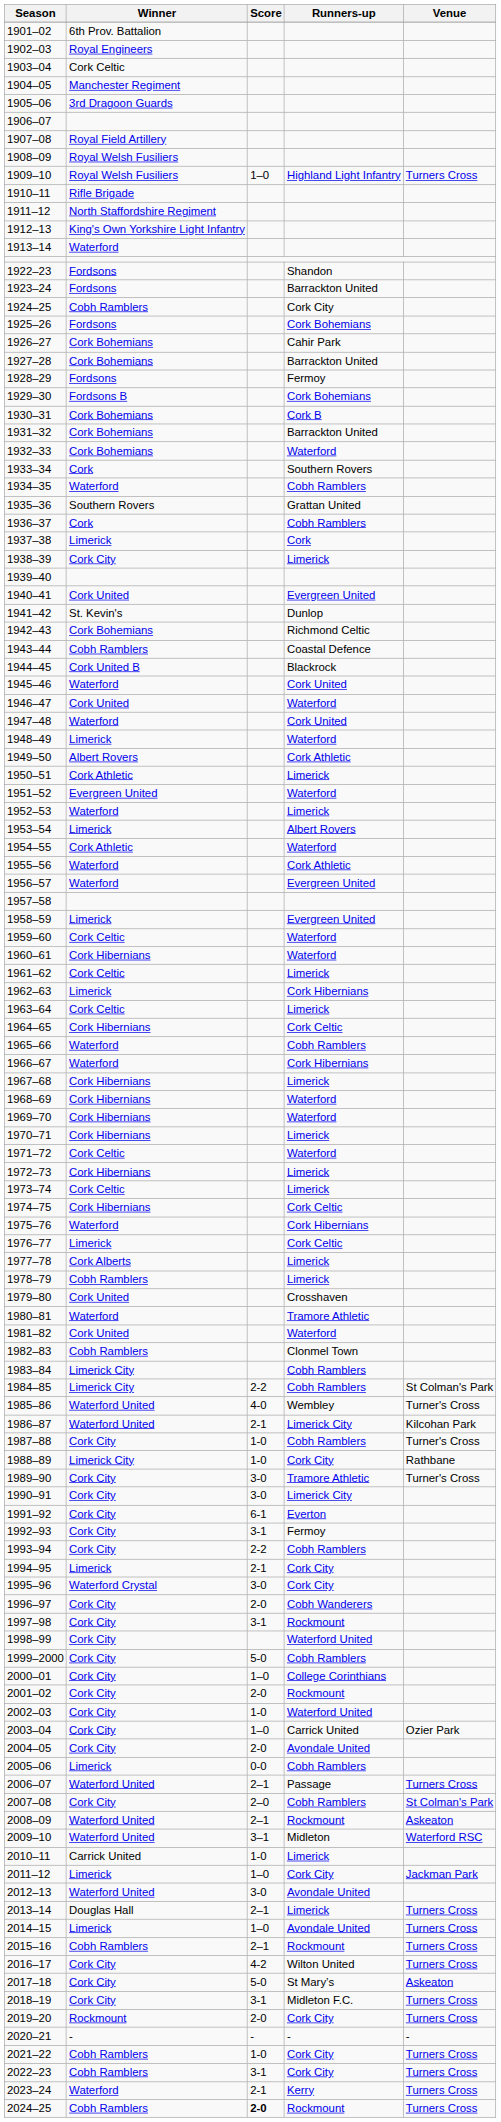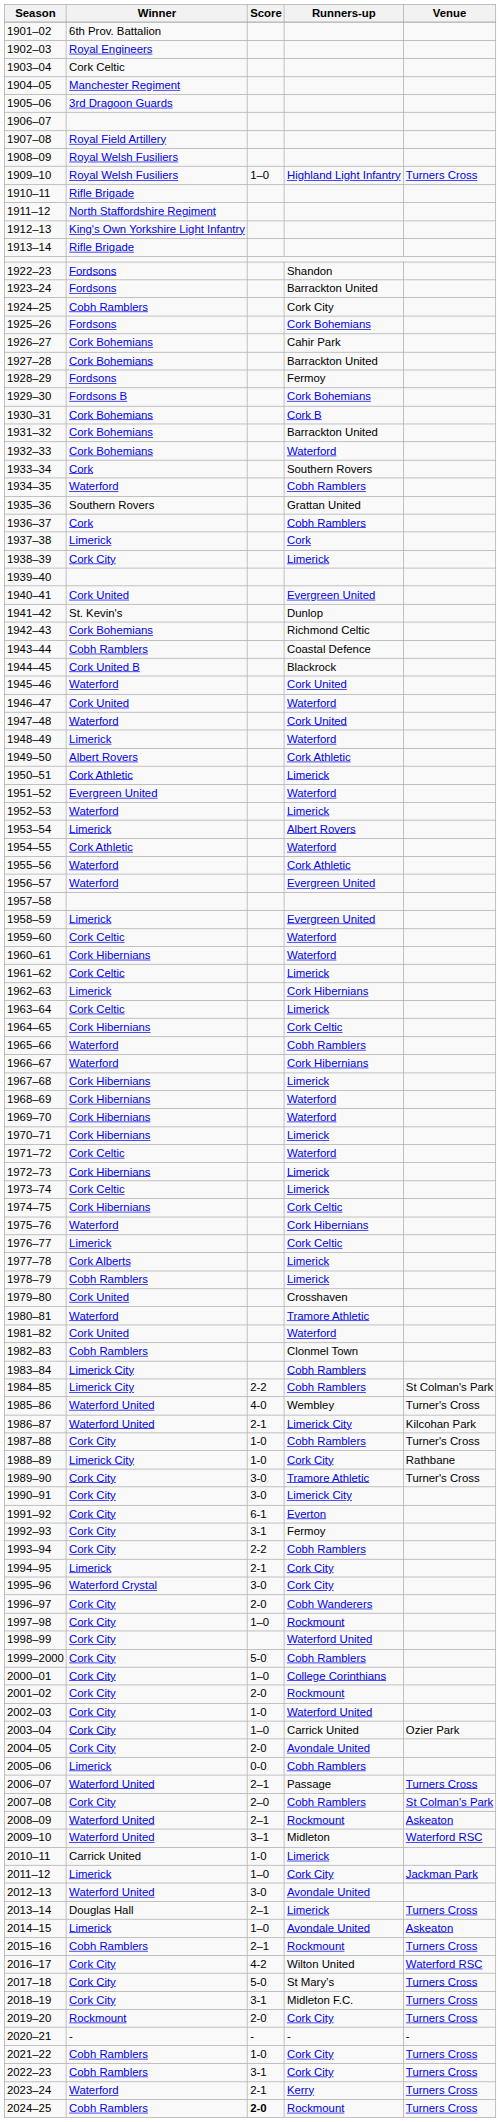(94, 247) Waterford -> (102, 247) Rifle Brigade
(258, 1622) 3-1 -> (260, 1622) 1–0
(442, 1928) Turners Cross -> (430, 1928) Askeaton
(442, 1964) Turners Cross -> (444, 1964) Waterford RSC
(430, 1982) Askeaton -> (442, 1982) Turners Cross
